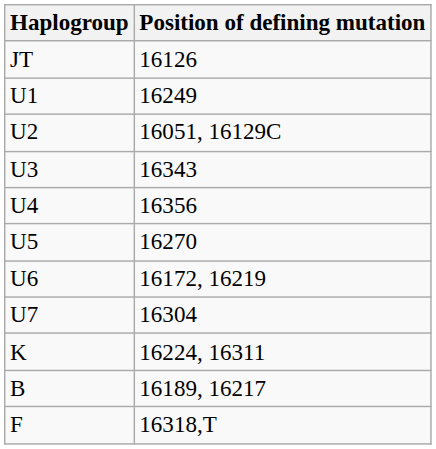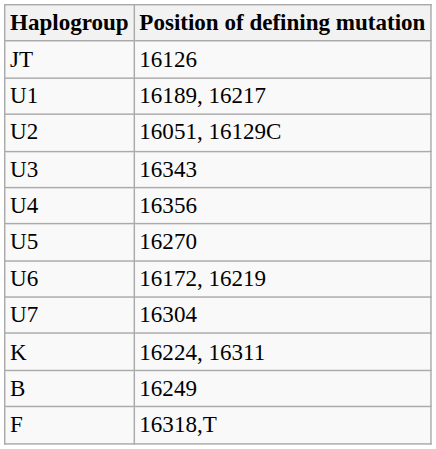(168, 95) 16249 -> (203, 95) 16189, 16217
(203, 388) 16189, 16217 -> (168, 388) 16249
